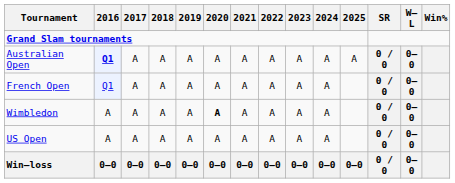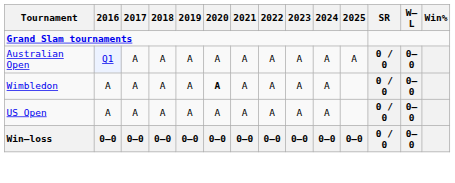(108, 59) bold -> (108, 59) normal
- row: (38, 86)
